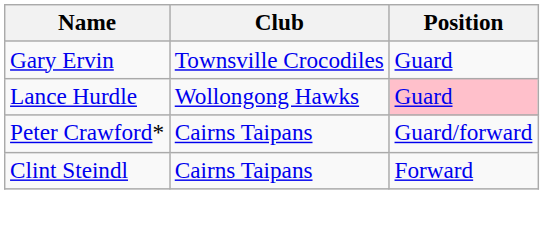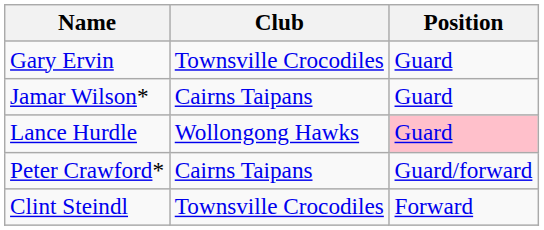+ row: (79, 96)
(244, 170) Cairns Taipans -> (279, 206) Townsville Crocodiles
